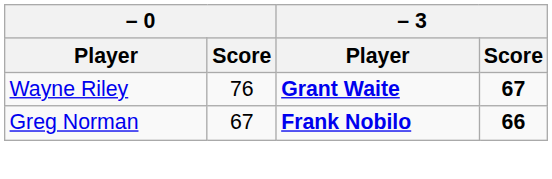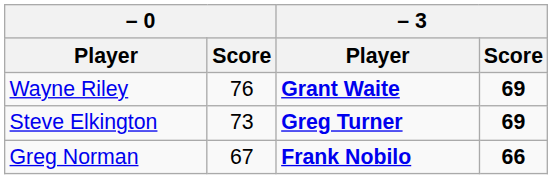(513, 88) 67 -> (513, 88) 69
+ row: (84, 122)
